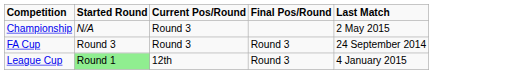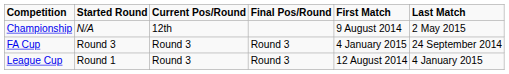+ column: (364, 12)
(171, 28) Round 3 -> (162, 28) 12th
(96, 61) lightgreen background -> (96, 61) no background
(162, 61) 12th -> (171, 61) Round 3
